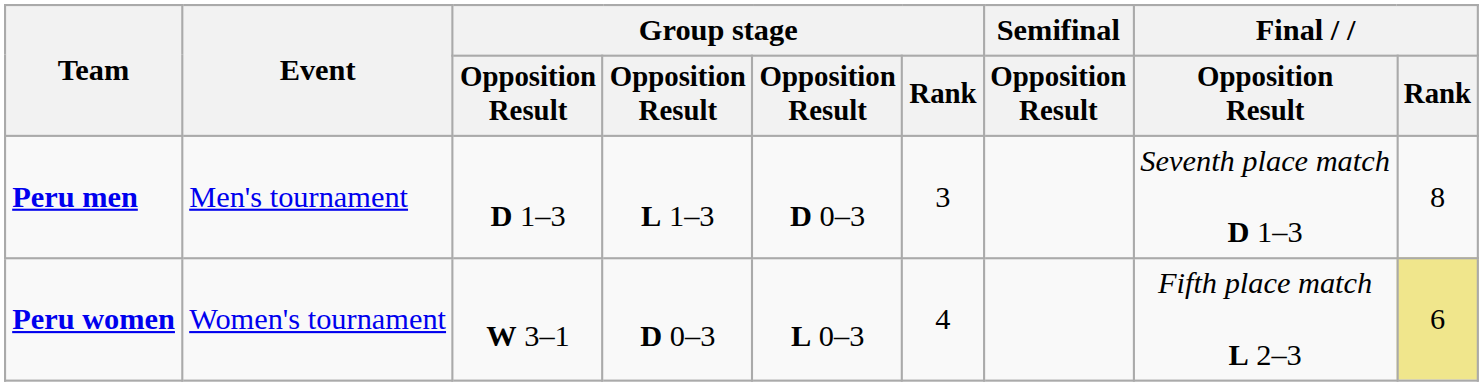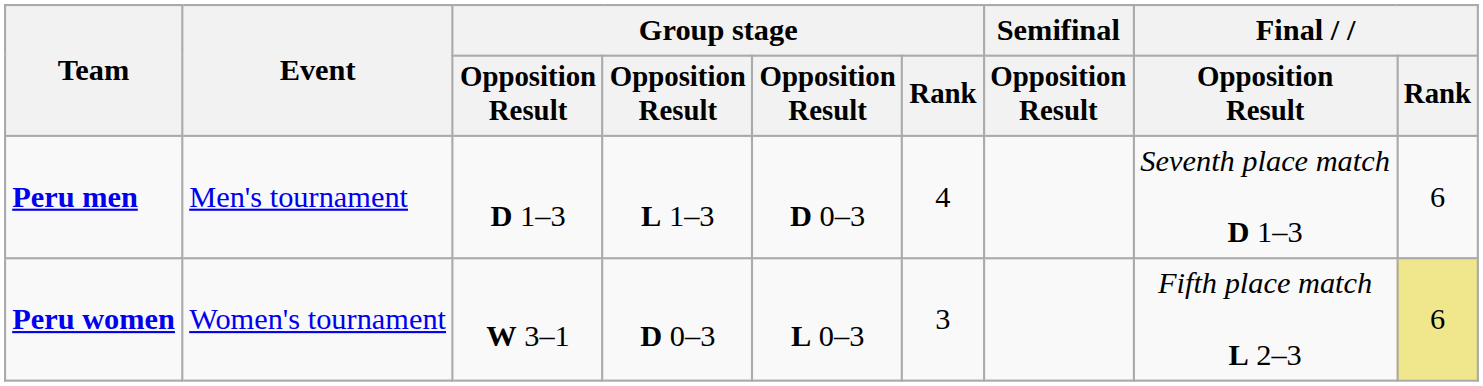(943, 197) 3 -> (943, 197) 4
(1437, 197) 8 -> (1437, 197) 6
(943, 318) 4 -> (943, 318) 3
